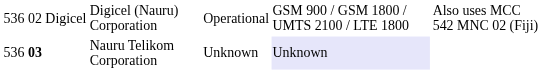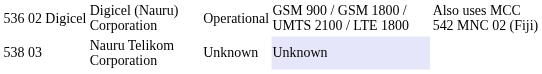(14, 53) 536 -> (14, 53) 538
(35, 53) bold -> (35, 53) normal
